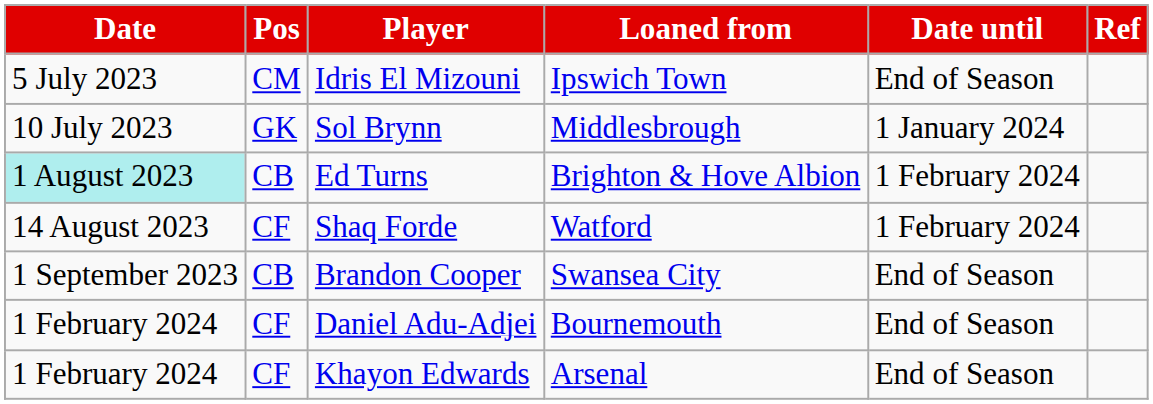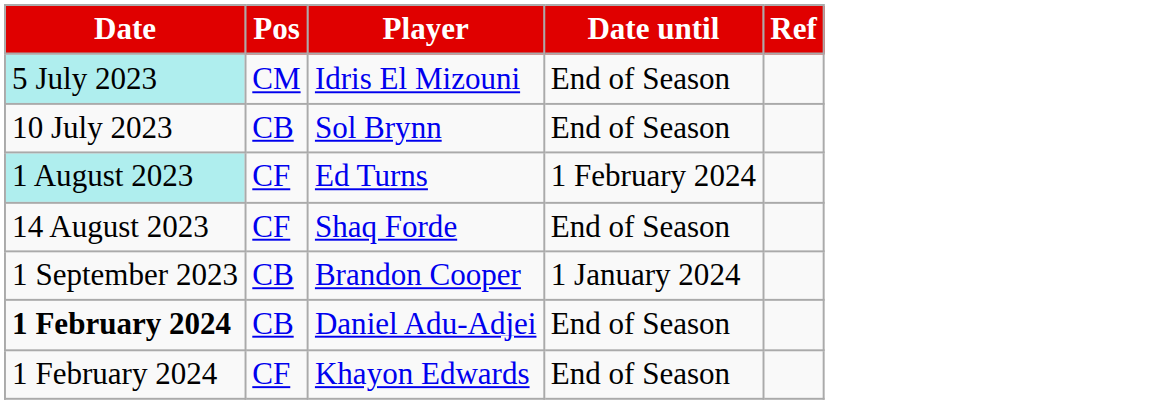- column: (706, 29)
(85, 78) no background -> (85, 78) paleturquoise background
(275, 127) GK -> (273, 127) CB
(969, 127) 1 January 2024 -> (640, 127) End of Season
(273, 176) CB -> (271, 176) CF
(977, 226) 1 February 2024 -> (640, 226) End of Season
(964, 275) End of Season -> (646, 275) 1 January 2024
(115, 324) normal -> (122, 324) bold
(271, 324) CF -> (273, 324) CB
